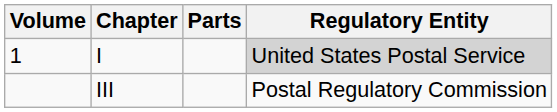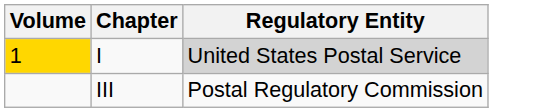- column: (215, 21)
(16, 55) no background -> (16, 55) gold background
